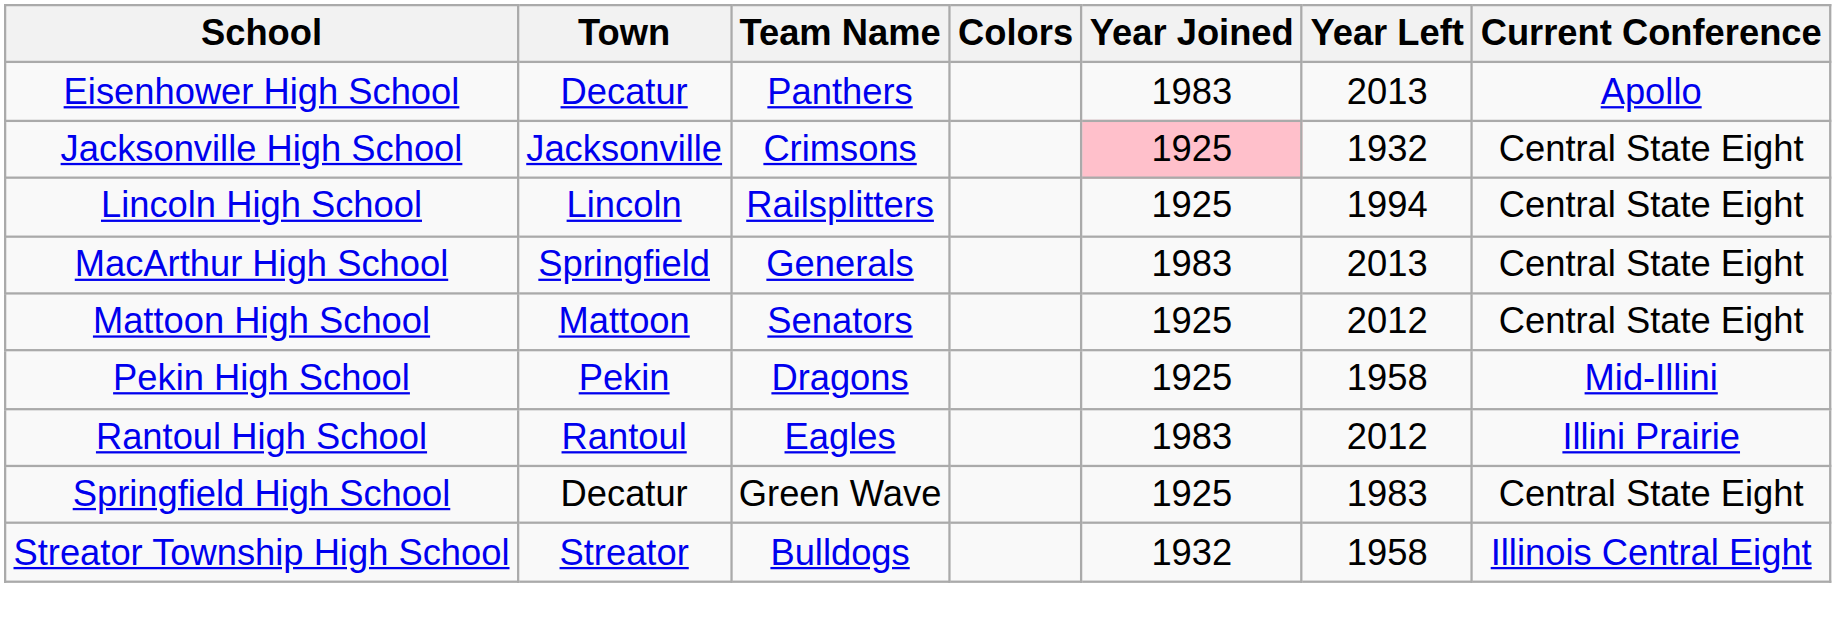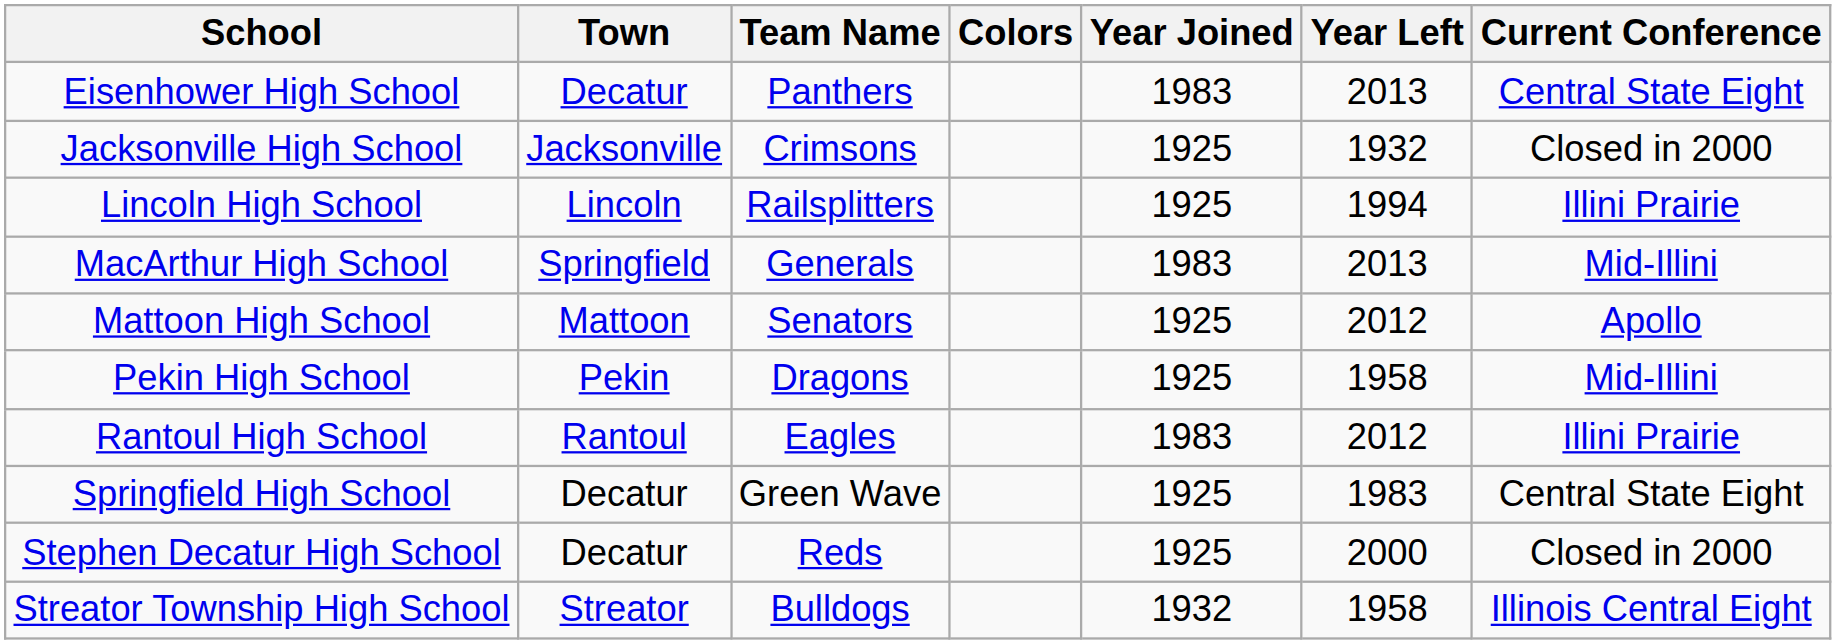(1651, 90) Apollo -> (1651, 90) Central State Eight
(1192, 148) pink background -> (1192, 148) no background
(1651, 148) Central State Eight -> (1651, 148) Closed in 2000
(1651, 206) Central State Eight -> (1651, 206) Illini Prairie
(1651, 263) Central State Eight -> (1651, 263) Mid-Illini
(1651, 321) Central State Eight -> (1651, 321) Apollo
+ row: (261, 551)
